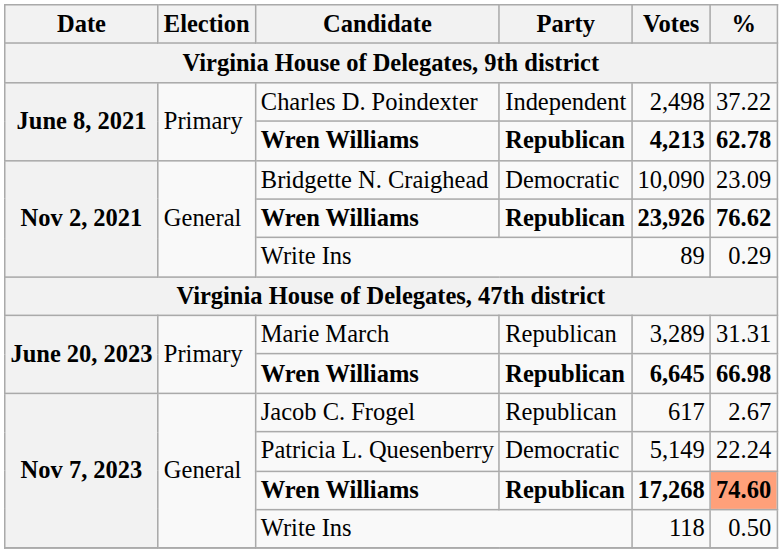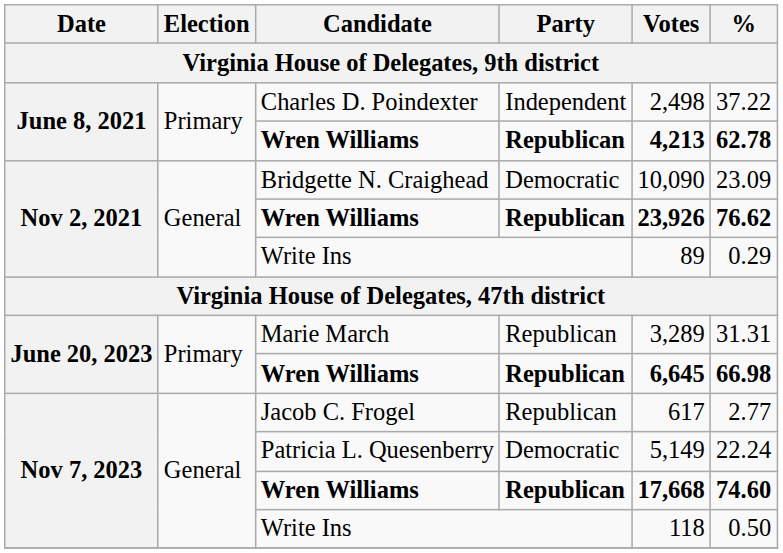(750, 412) 2.67 -> (750, 412) 2.77
(671, 489) 17,268 -> (671, 489) 17,668
(744, 489) lightsalmon background -> (744, 489) no background
